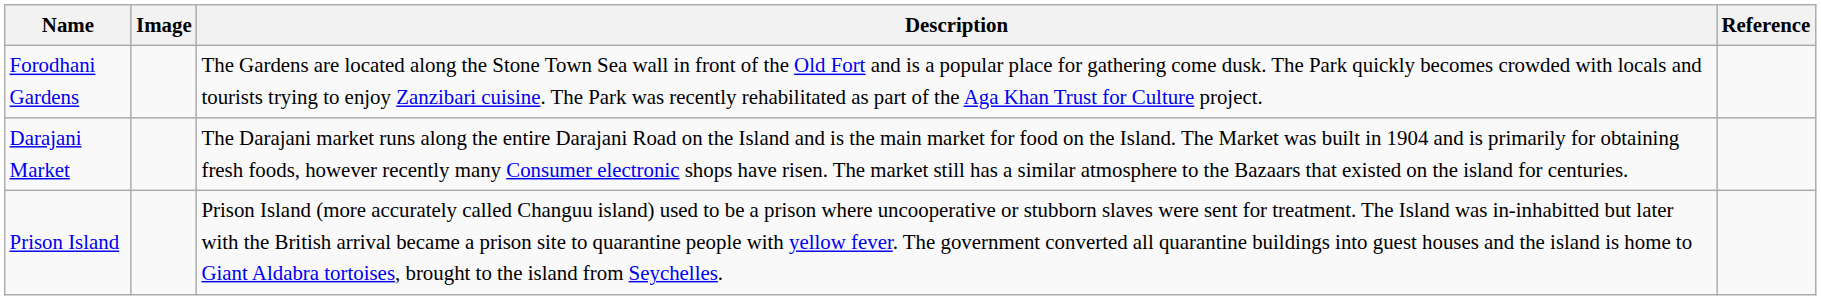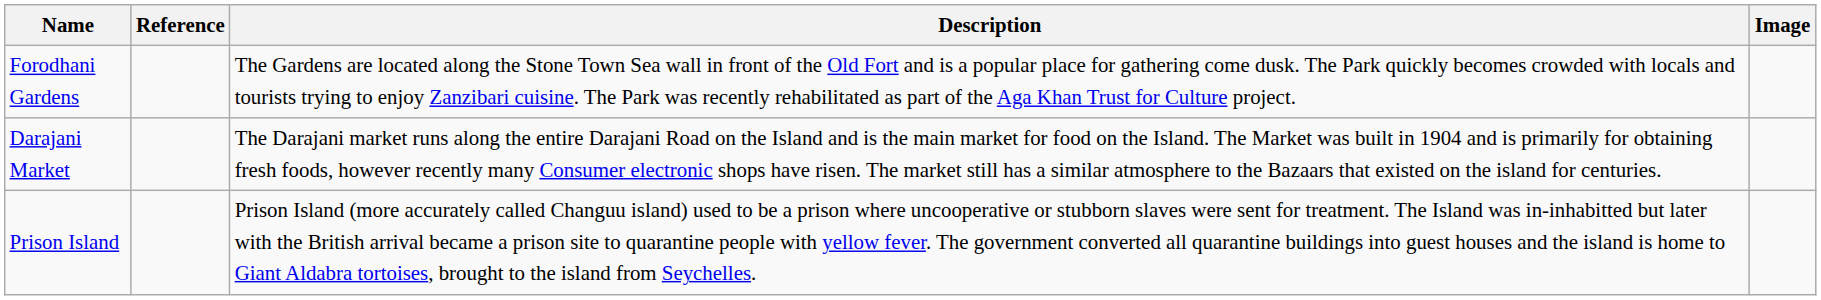columns swapped: (164, 25) <-> (1766, 25)
